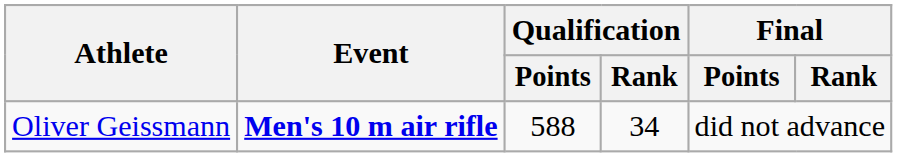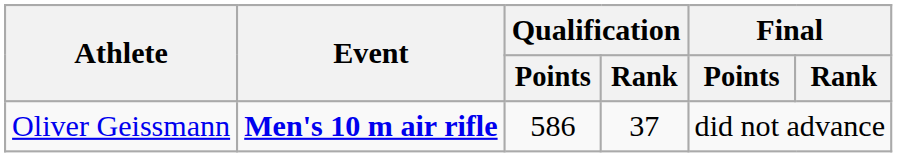(553, 126) 588 -> (553, 126) 586
(644, 126) 34 -> (644, 126) 37
